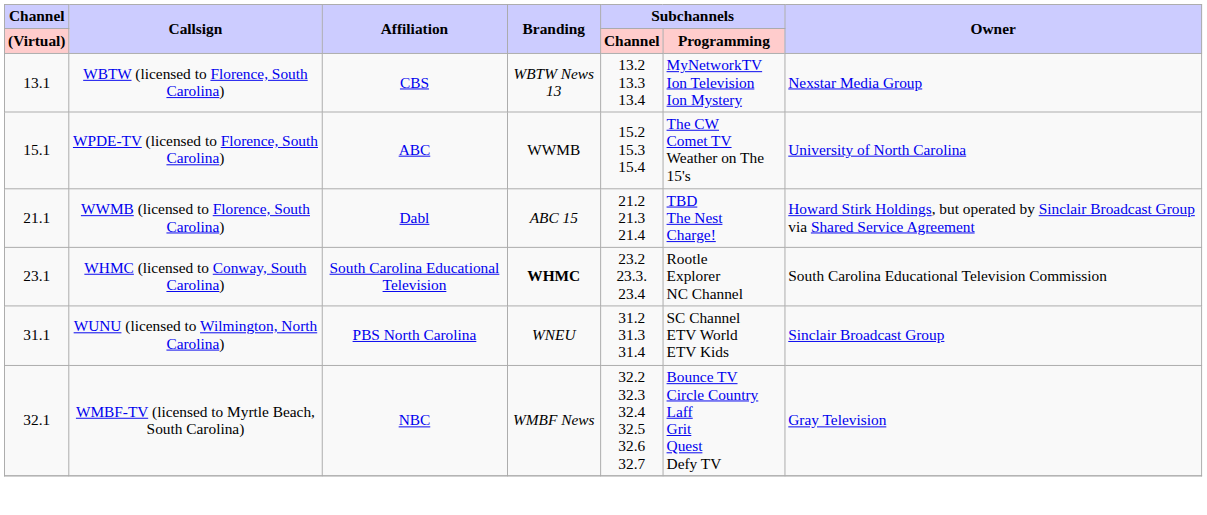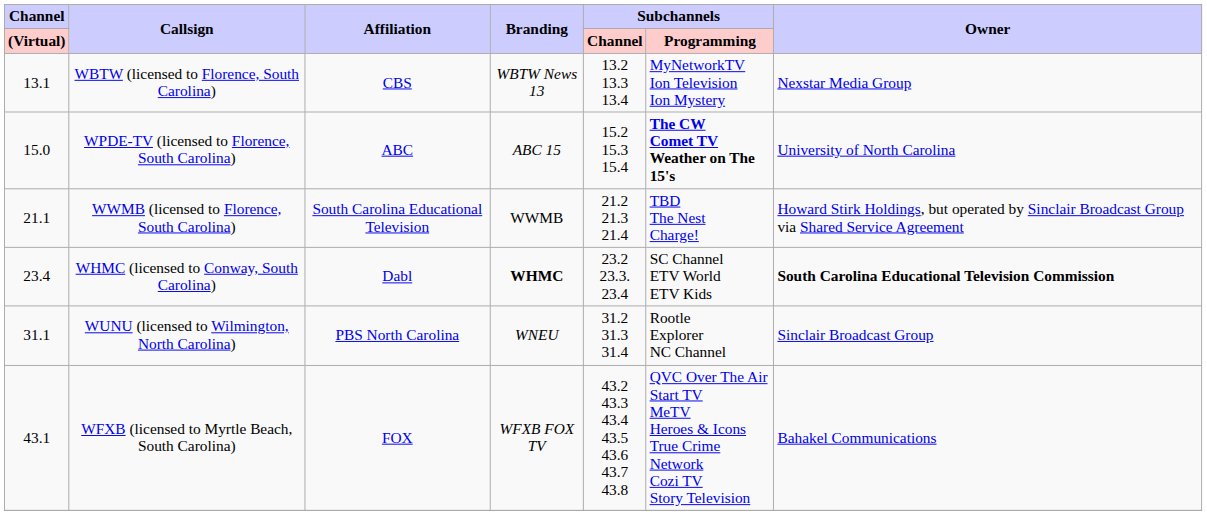(37, 150) 15.1 -> (37, 150) 15.0
(554, 150) WWMB -> (537, 150) ABC 15
(715, 150) normal -> (702, 150) bold
(414, 217) Dabl -> (397, 217) South Carolina Educational Television
(554, 217) ABC 15 -> (537, 217) WWMB
(37, 276) 23.1 -> (37, 276) 23.4
(414, 276) South Carolina Educational Television -> (397, 276) Dabl
(705, 276) Rootle Explorer NC Channel -> (687, 276) SC Channel ETV World ETV Kids
(948, 276) normal -> (946, 276) bold
(703, 335) SC Channel ETV World ETV Kids -> (688, 335) Rootle Explorer NC Channel
- row: (195, 420)
+ row: (187, 437)
